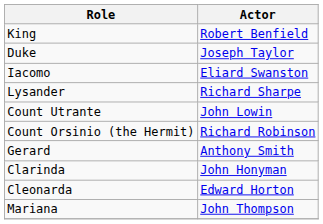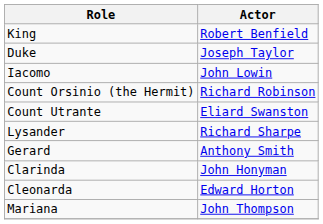(254, 73) Eliard Swanston -> (236, 73) John Lowin
rows swapped: (36, 92) <-> (101, 131)
(236, 112) John Lowin -> (254, 112) Eliard Swanston
